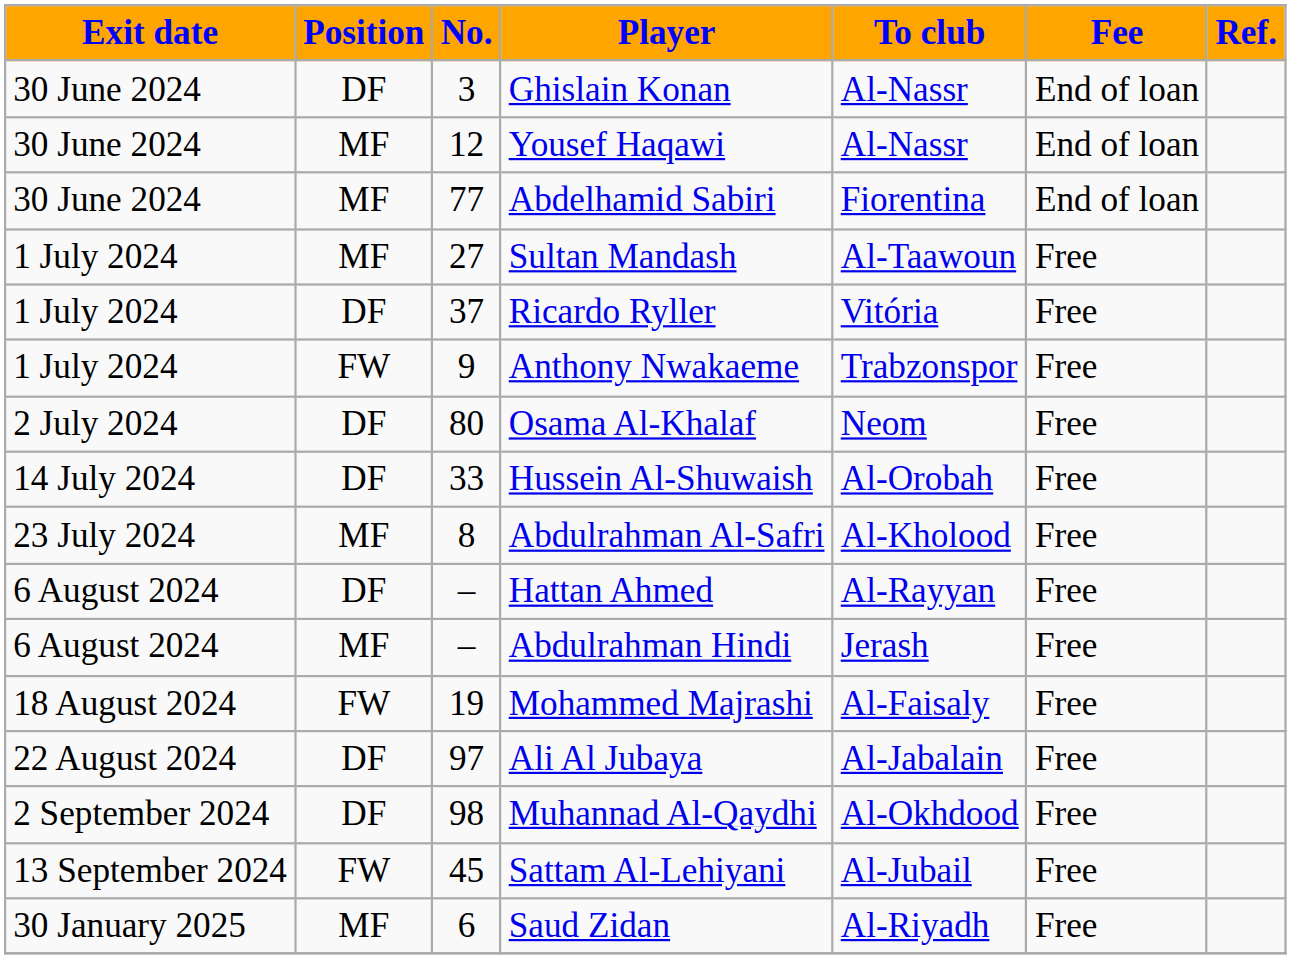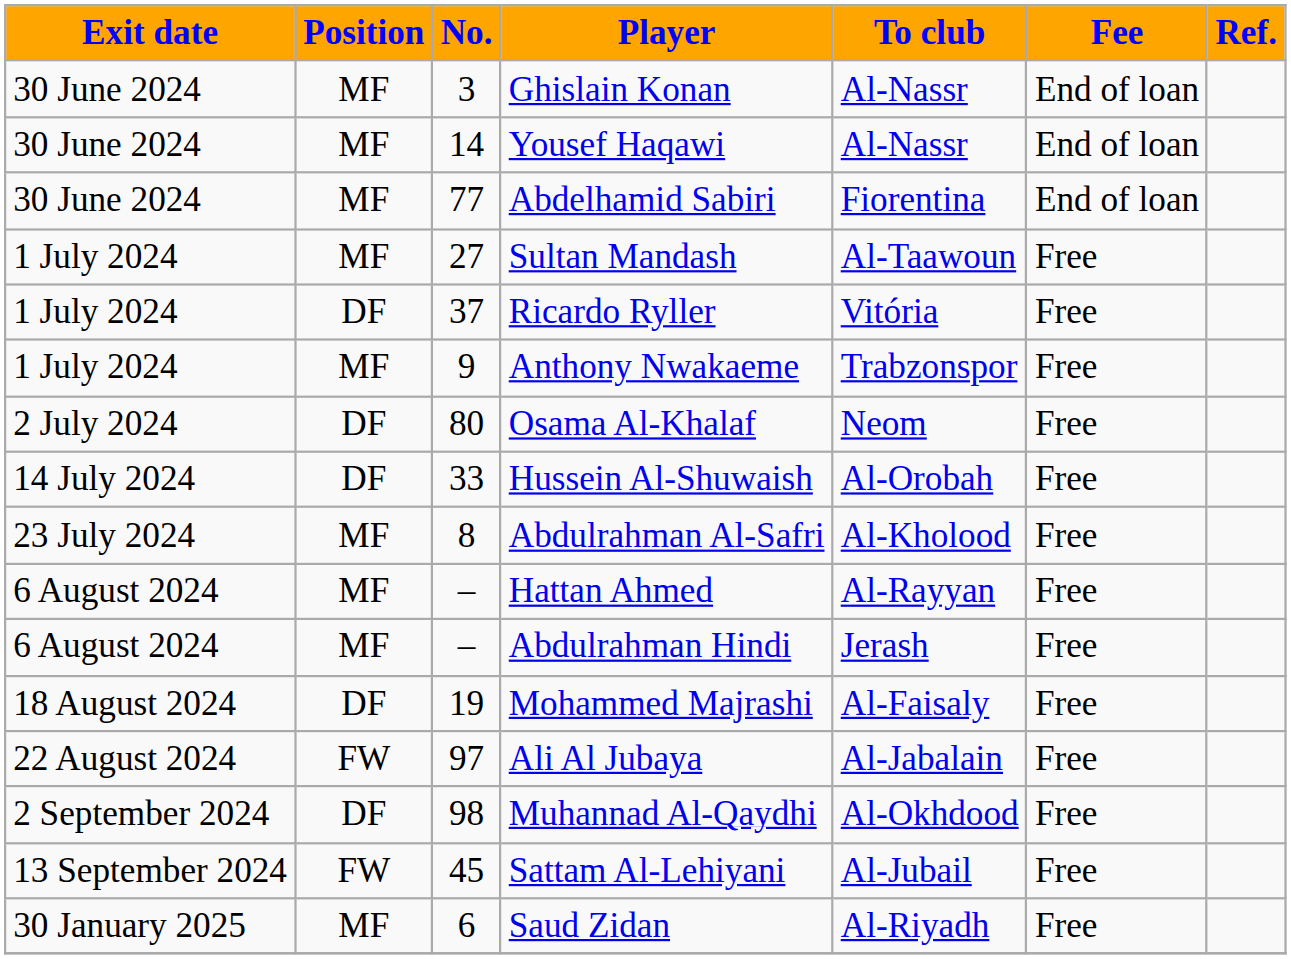(364, 88) DF -> (364, 88) MF
(467, 144) 12 -> (467, 144) 14
(364, 367) FW -> (364, 367) MF
(364, 590) DF -> (364, 590) MF
(364, 702) FW -> (364, 702) DF
(364, 758) DF -> (364, 758) FW
